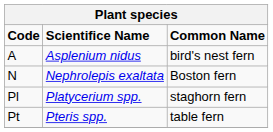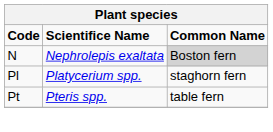- row: (12, 55)
(203, 76) no background -> (203, 55) lightgrey background
